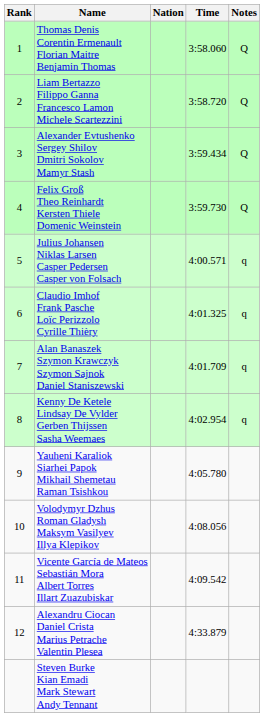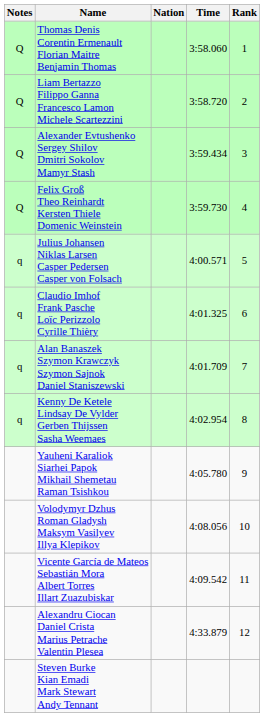columns swapped: (19, 13) <-> (244, 13)
